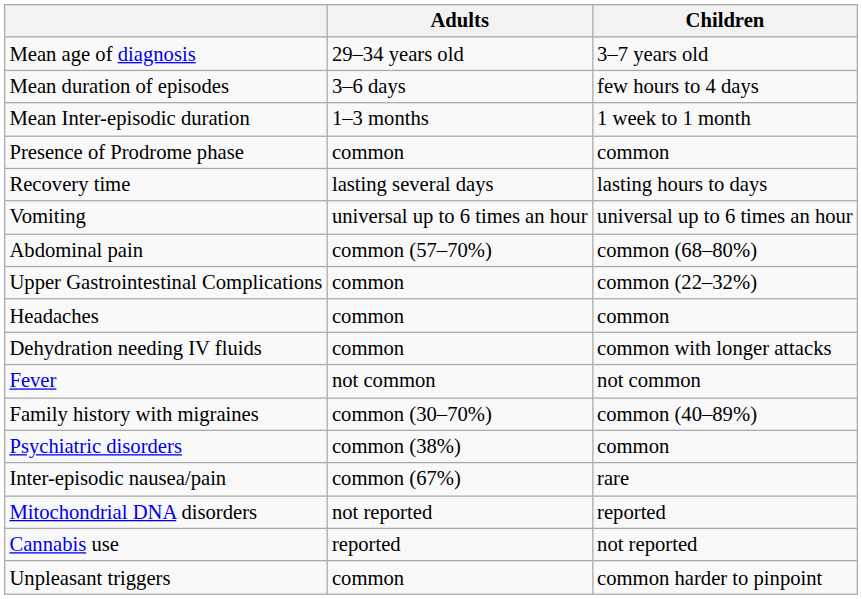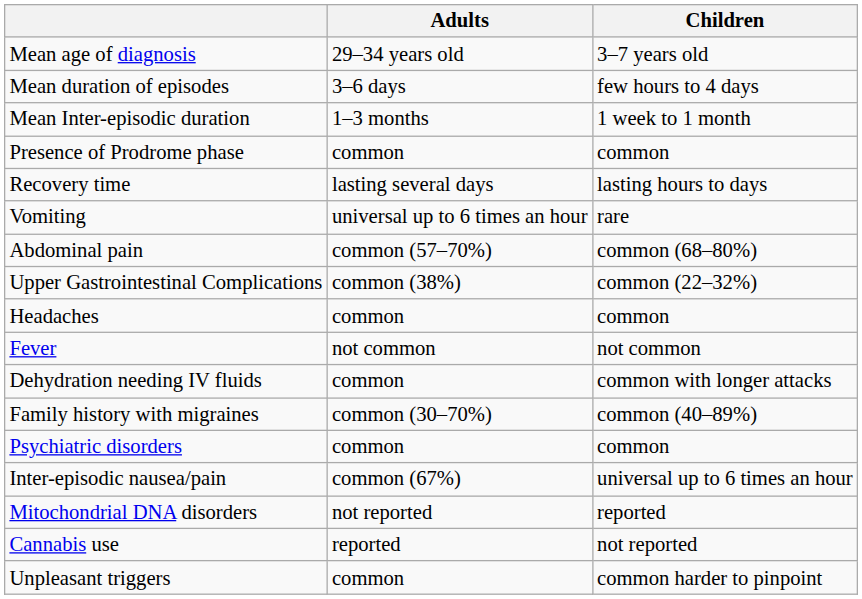(725, 217) universal up to 6 times an hour -> (613, 217) rare
(368, 282) common -> (396, 282) common (38%)
rows swapped: (33, 380) <-> (136, 348)
(396, 446) common (38%) -> (368, 446) common
(613, 479) rare -> (725, 479) universal up to 6 times an hour
